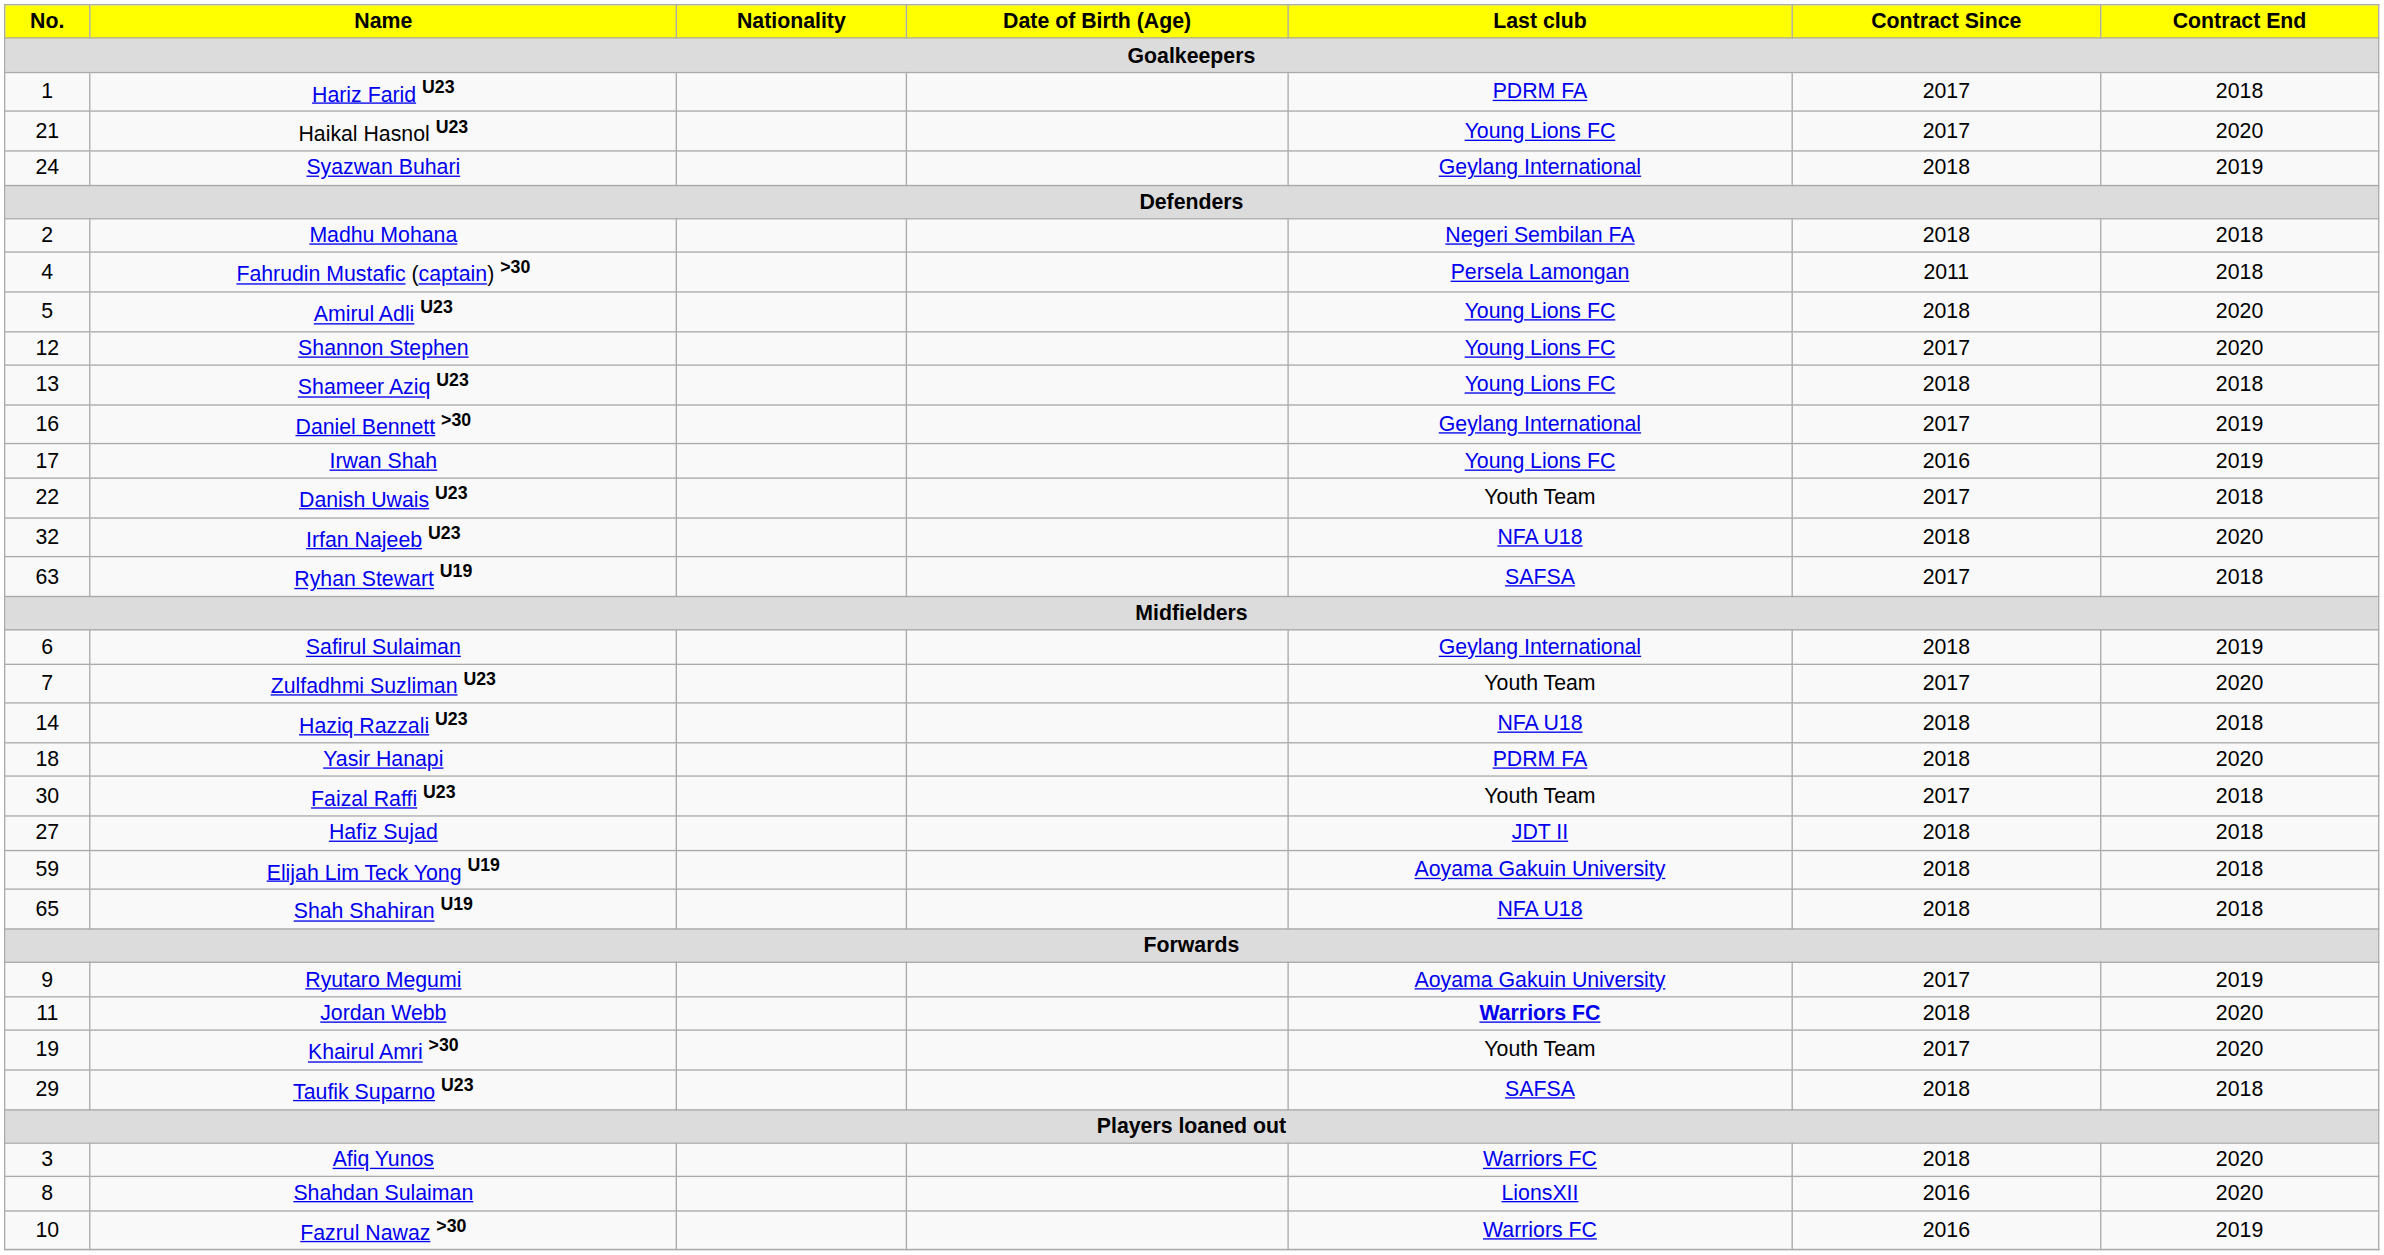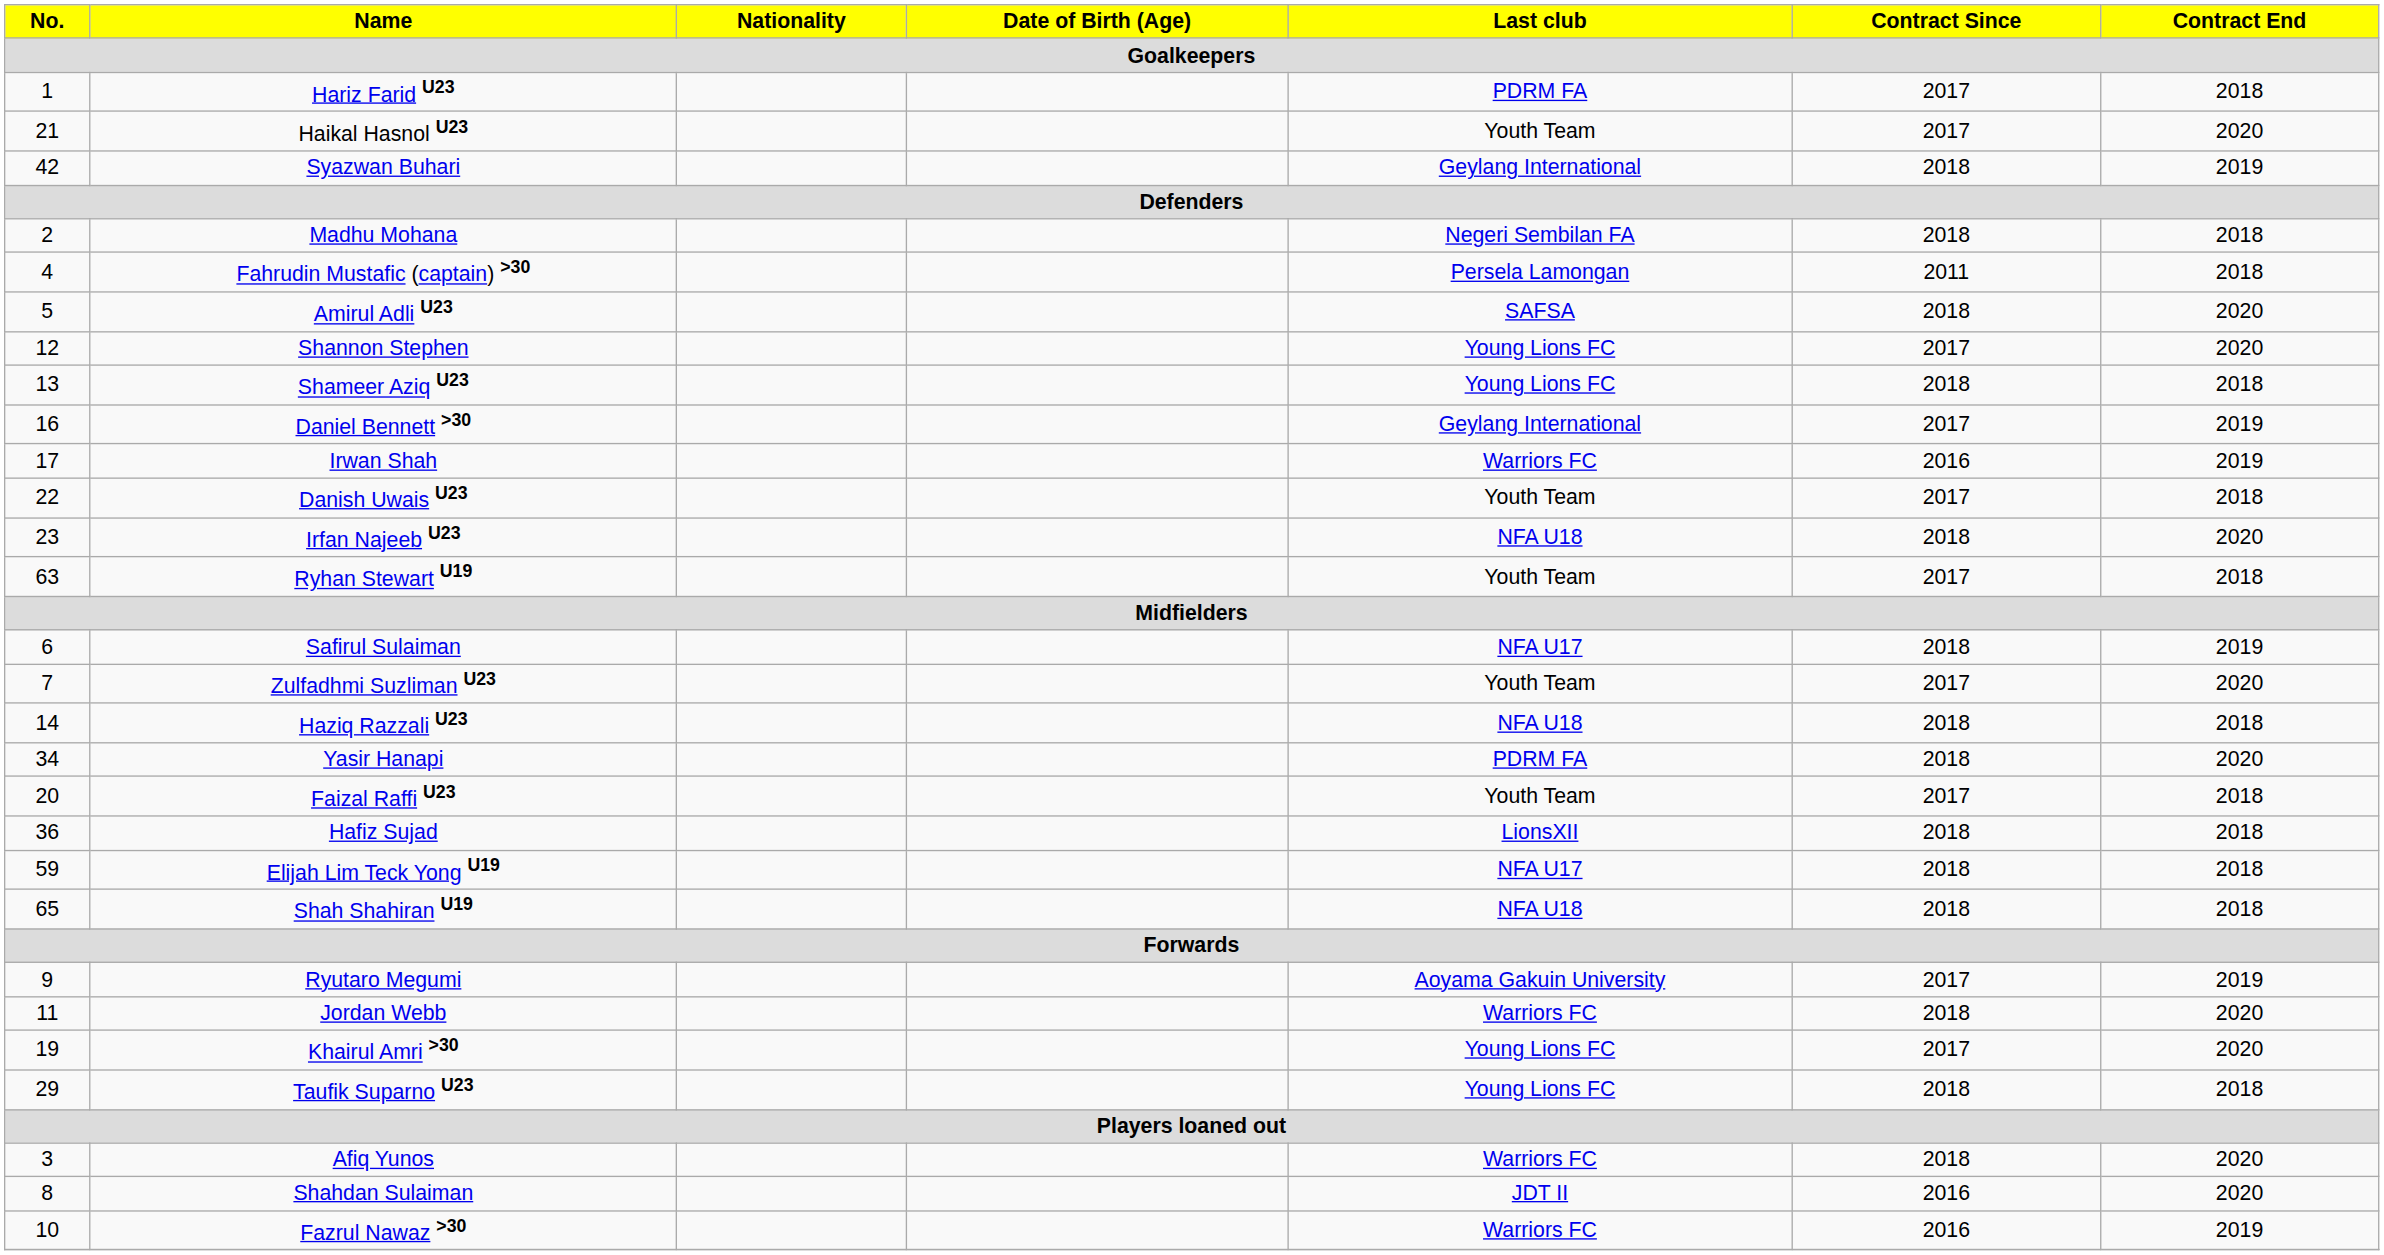(1540, 131) Young Lions FC -> (1540, 131) Youth Team
(47, 167) 24 -> (47, 167) 42
(1540, 311) Young Lions FC -> (1540, 311) SAFSA
(1540, 460) Young Lions FC -> (1540, 460) Warriors FC
(47, 537) 32 -> (47, 537) 23
(1540, 576) SAFSA -> (1540, 576) Youth Team
(1540, 646) Geylang International -> (1540, 646) NFA U17
(47, 759) 18 -> (47, 759) 34
(47, 796) 30 -> (47, 796) 20
(47, 832) 27 -> (47, 832) 36
(1540, 832) JDT II -> (1540, 832) LionsXII
(1540, 869) Aoyama Gakuin University -> (1540, 869) NFA U17
(1540, 1013) bold -> (1540, 1013) normal
(1540, 1049) Youth Team -> (1540, 1049) Young Lions FC
(1540, 1089) SAFSA -> (1540, 1089) Young Lions FC
(1540, 1193) LionsXII -> (1540, 1193) JDT II
